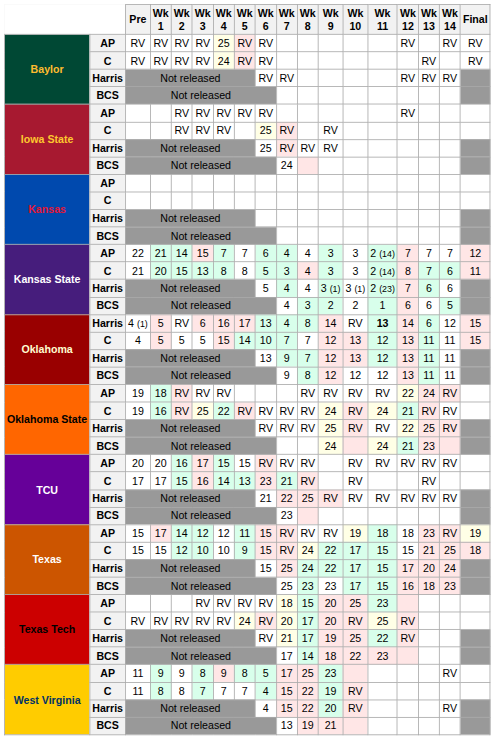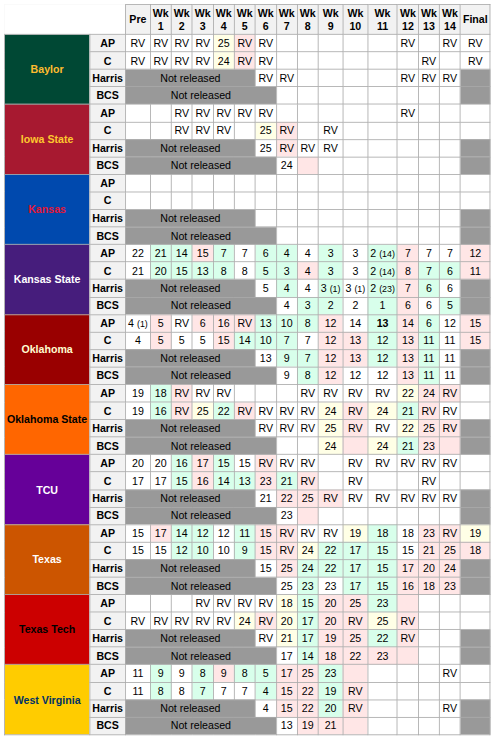(108, 323) Harris -> (108, 323) AP
(245, 323) 17 -> (245, 323) RV
(287, 323) 4 -> (287, 323) 10
(331, 323) 14 -> (331, 323) 12
(355, 323) RV -> (355, 323) 14
